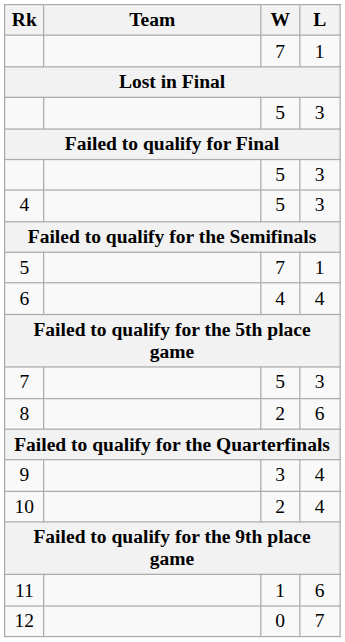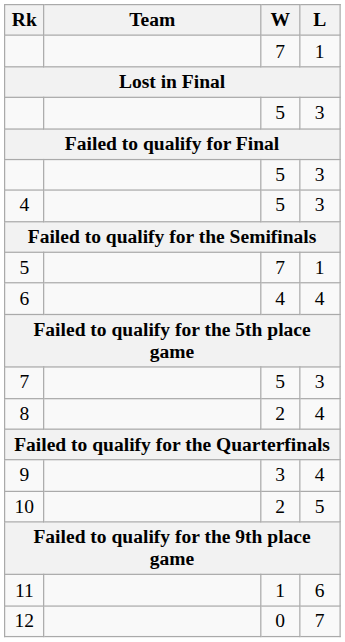(320, 413) 6 -> (320, 413) 4
(320, 506) 4 -> (320, 506) 5
